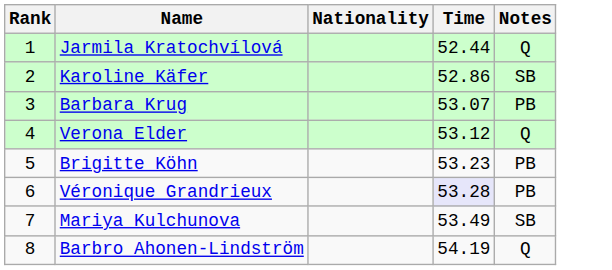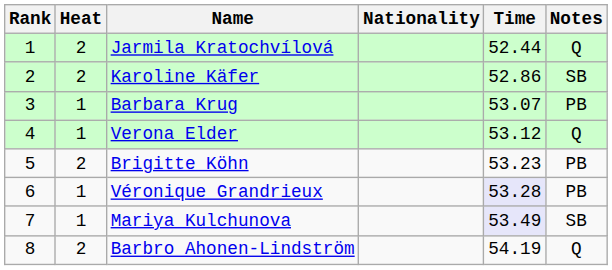+ column: (81, 19)
(464, 221) no background -> (515, 221) lavender background
